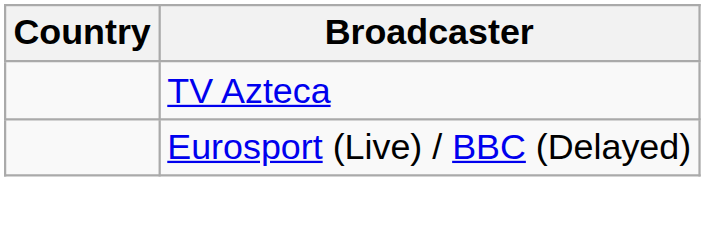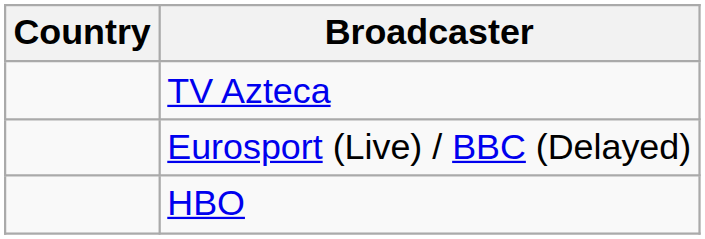+ row: (206, 203)
